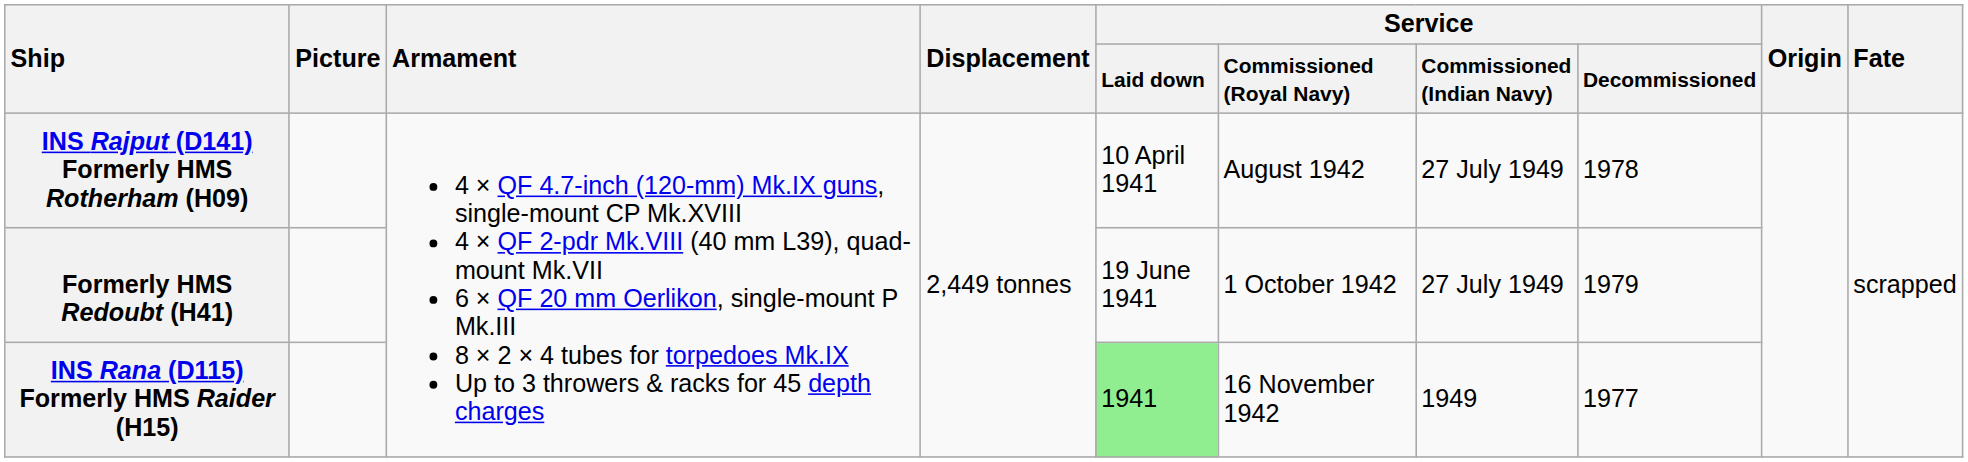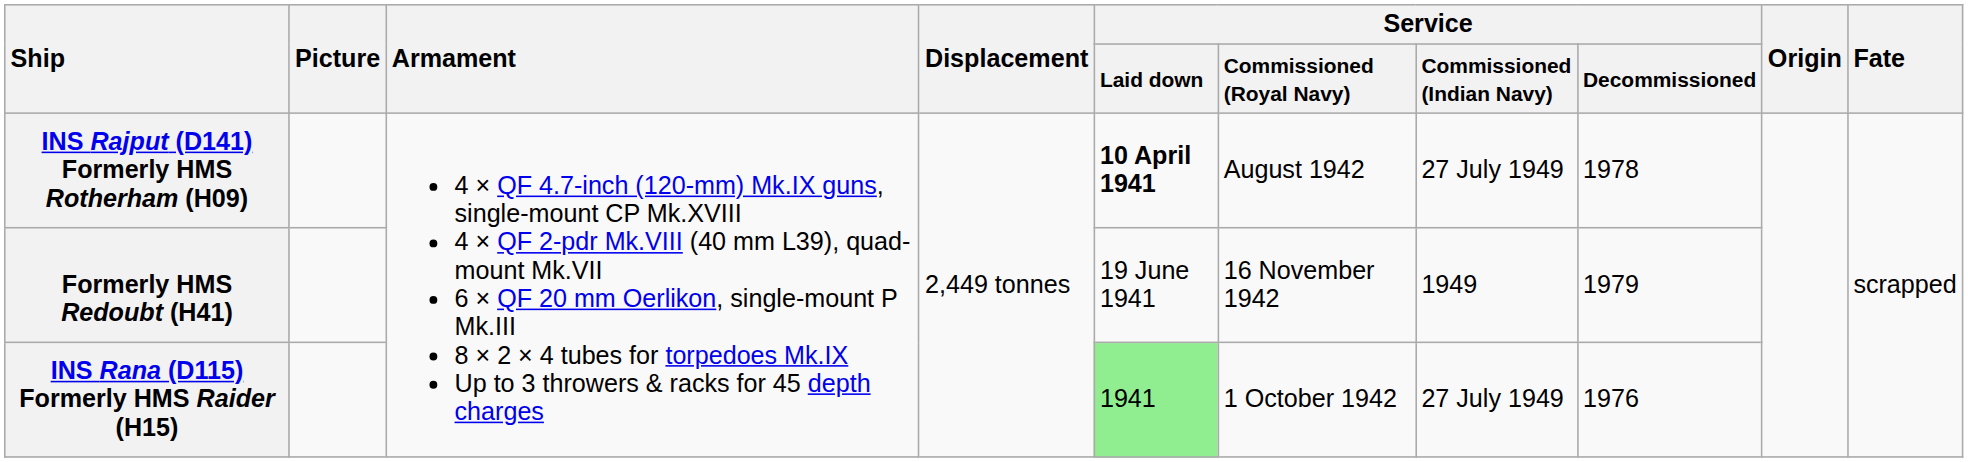(1143, 169) normal -> (1146, 169) bold
(1310, 284) 1 October 1942 -> (1299, 284) 16 November 1942
(1493, 284) 27 July 1949 -> (1449, 284) 1949
(1299, 399) 16 November 1942 -> (1310, 399) 1 October 1942
(1449, 399) 1949 -> (1493, 399) 27 July 1949
(1611, 399) 1977 -> (1611, 399) 1976
